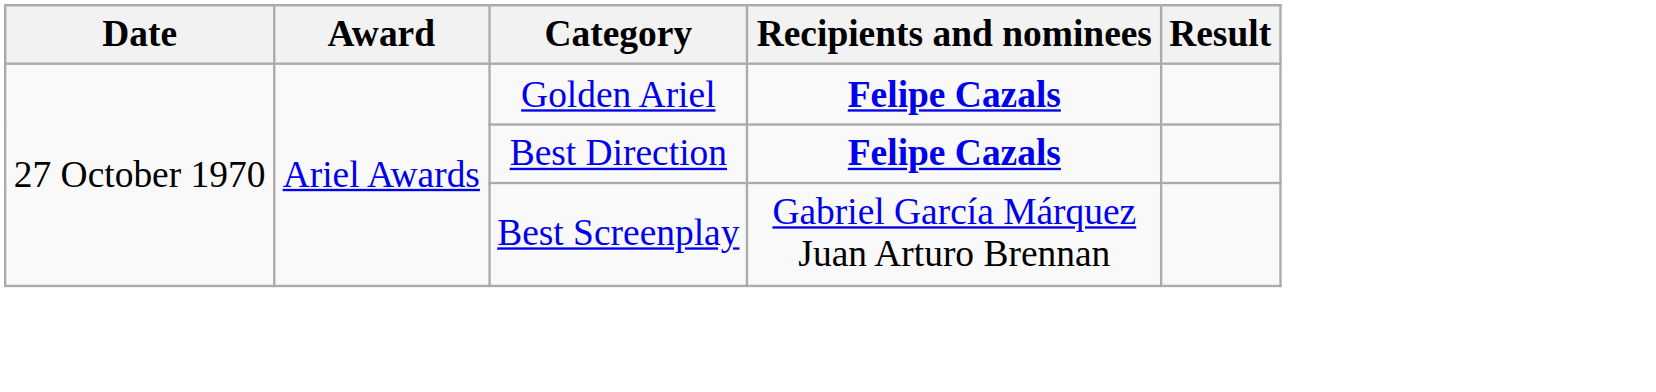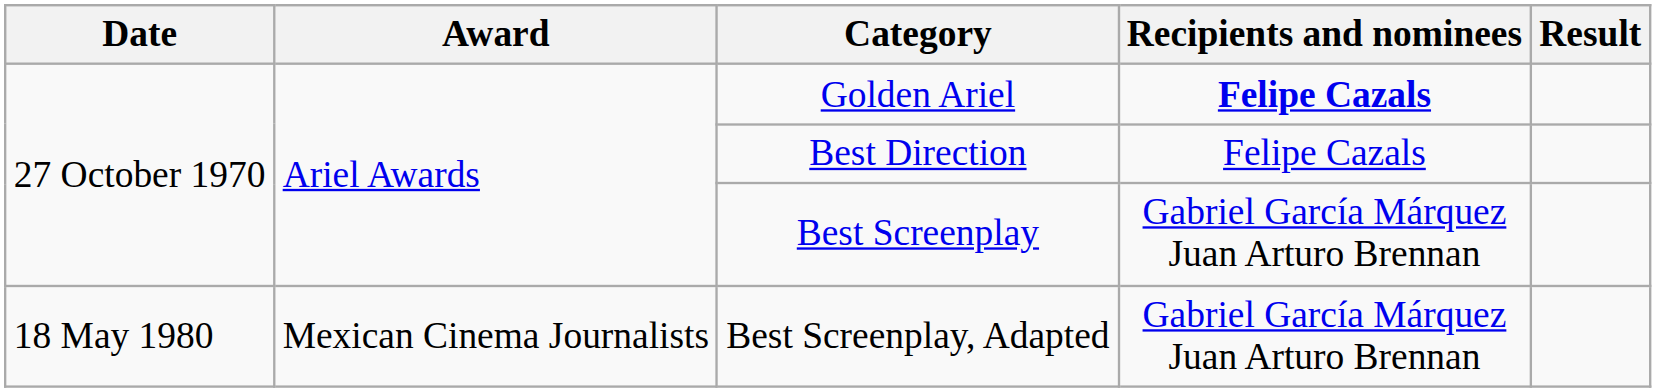(954, 152) bold -> (1324, 152) normal
+ row: (918, 334)
